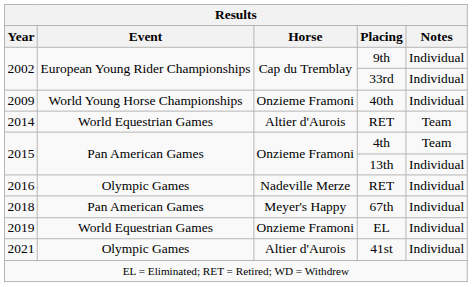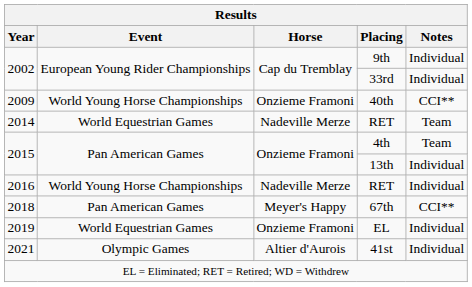(437, 100) Individual -> (437, 100) CCI**
(305, 121) Altier d'Aurois -> (305, 121) Nadeville Merze
(145, 185) Olympic Games -> (145, 185) World Young Horse Championships
(437, 206) Individual -> (437, 206) CCI**
